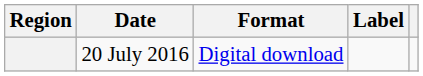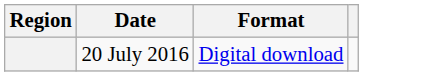- column: (379, 20)
